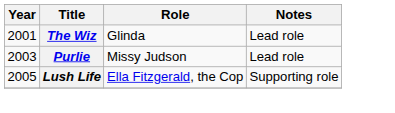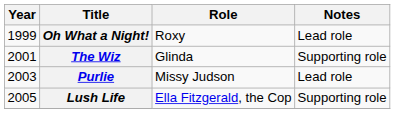+ row: (96, 35)
(277, 35) Lead role -> (342, 56) Supporting role
